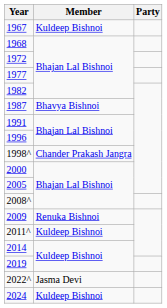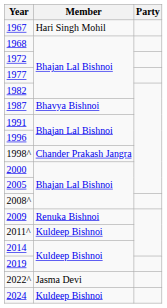(69, 28) Kuldeep Bishnoi -> (71, 28) Hari Singh Mohil
